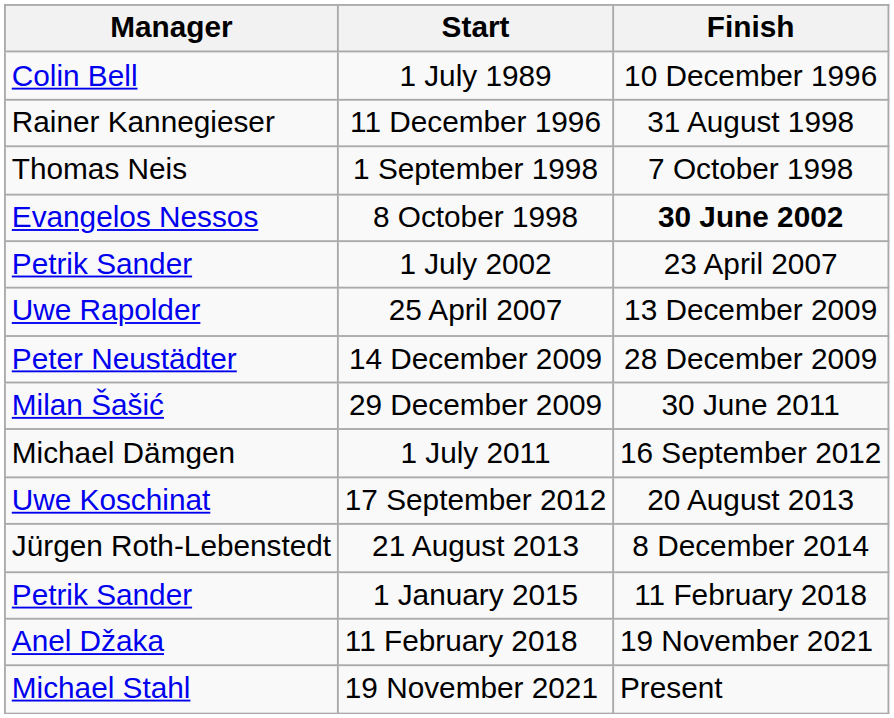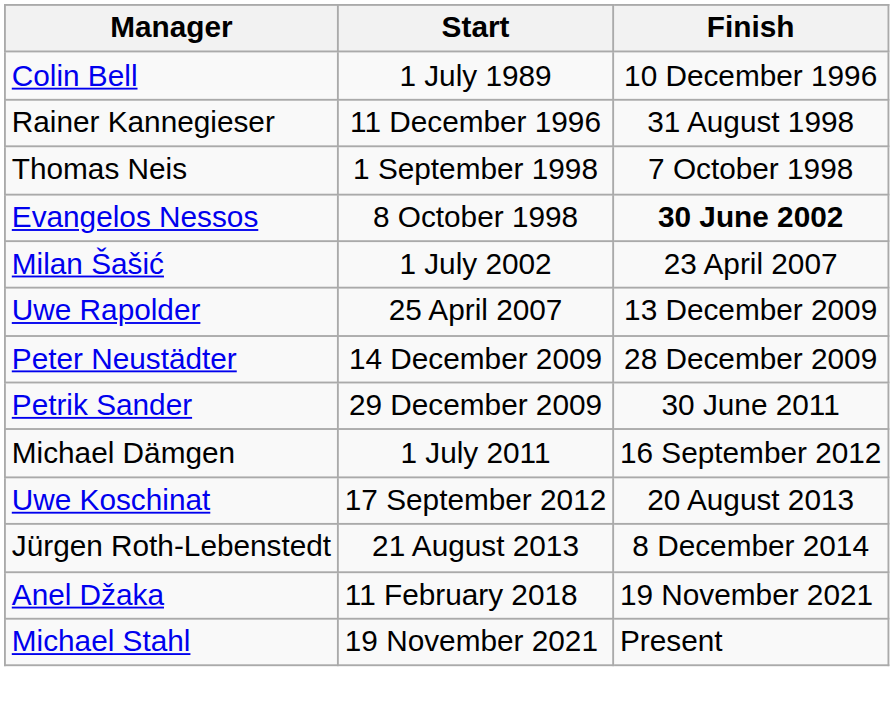(102, 264) Petrik Sander -> (88, 264) Milan Šašić
(88, 405) Milan Šašić -> (102, 405) Petrik Sander
- row: (476, 594)
